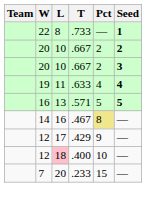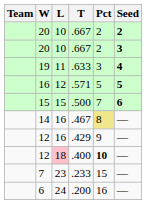- row: (44, 31)
(99, 84) 4 -> (99, 66) 3
(60, 102) 13 -> (60, 84) 12
+ row: (44, 102)
(60, 137) 17 -> (60, 137) 16
(102, 155) normal -> (102, 155) bold
(60, 173) 20 -> (60, 173) 23
+ row: (41, 191)
